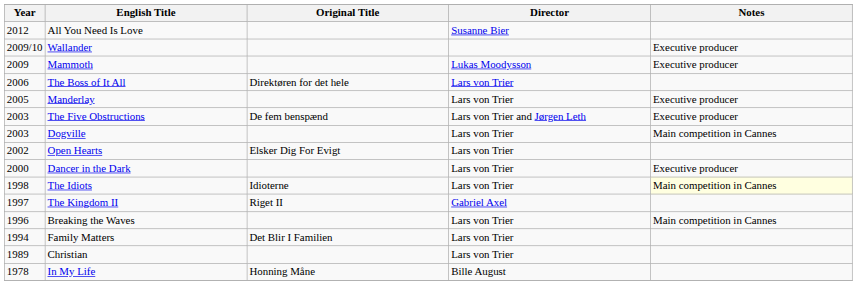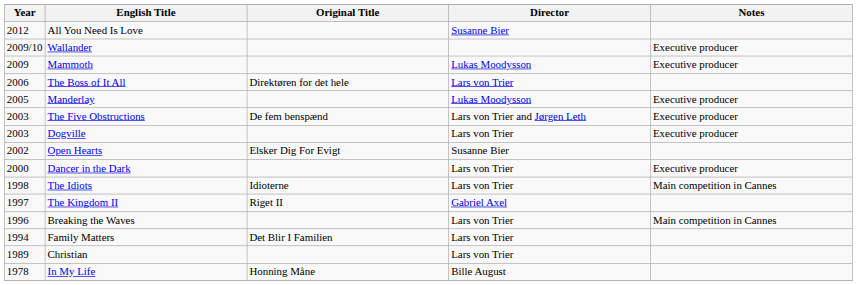(482, 99) Lars von Trier -> (491, 99) Lukas Moodysson
(715, 133) Main competition in Cannes -> (695, 133) Executive producer
(482, 151) Lars von Trier -> (480, 151) Susanne Bier
(715, 185) lightyellow background -> (715, 185) no background
